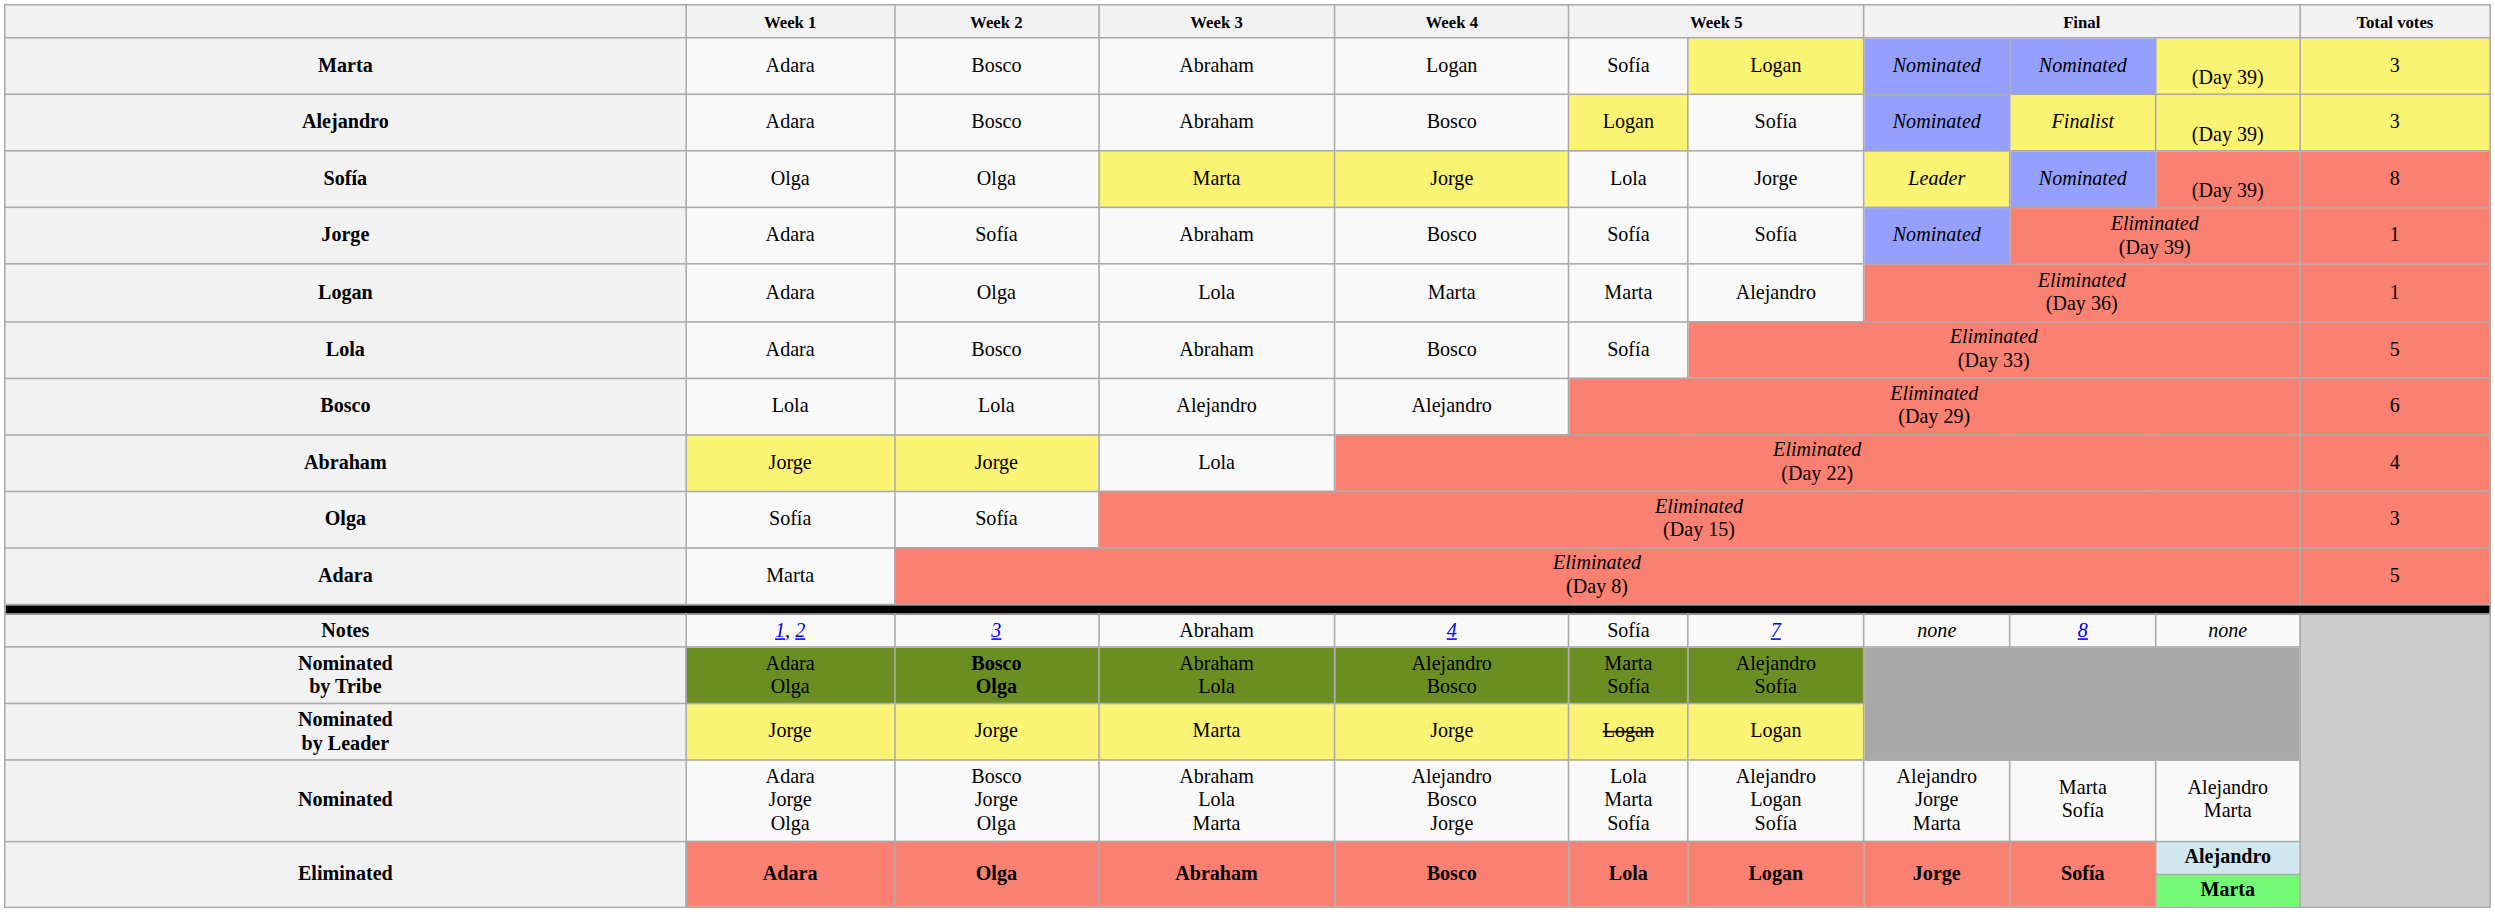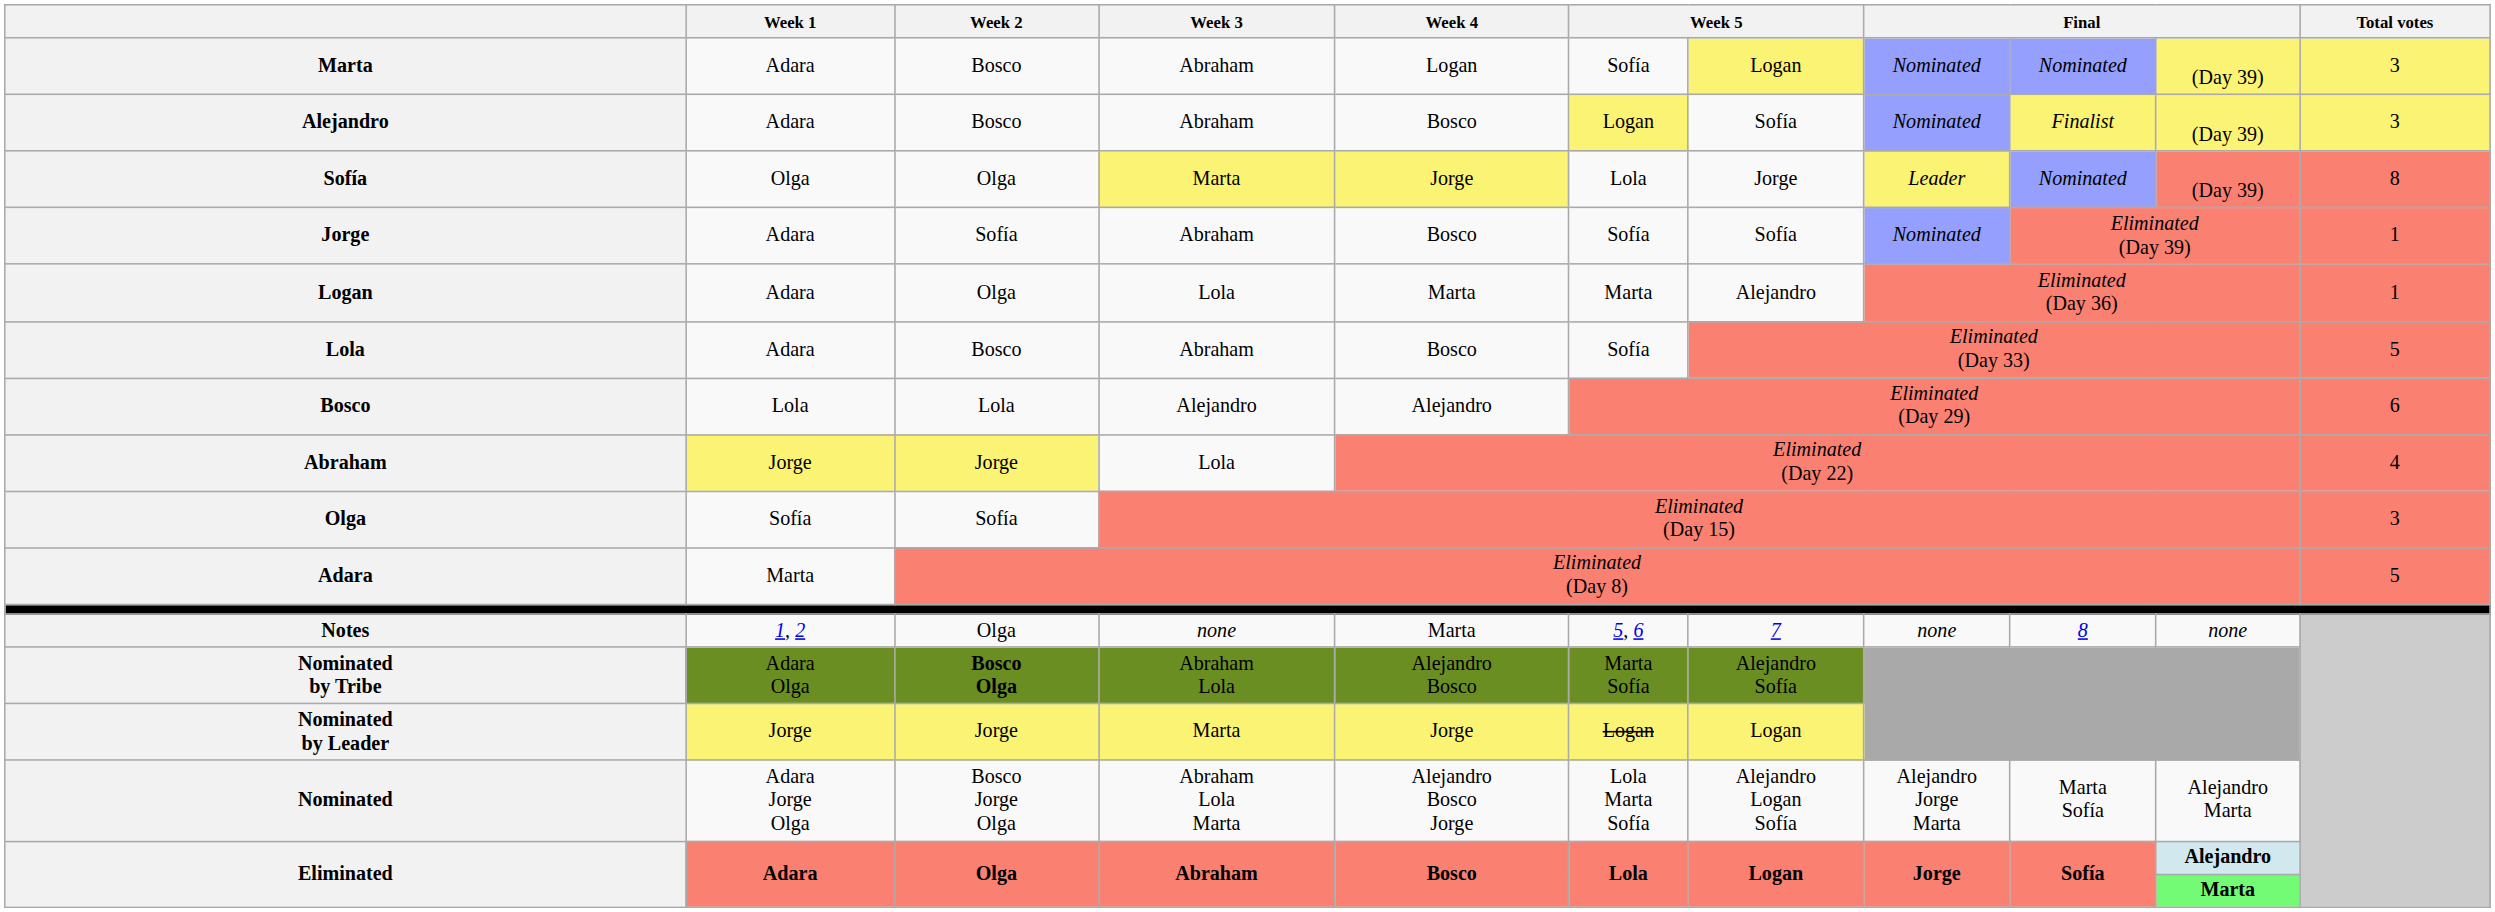(996, 630) 3 -> (996, 630) Olga
(1217, 630) Abraham -> (1217, 630) none
(1452, 630) 4 -> (1452, 630) Marta
(1628, 630) Sofía -> (1628, 630) 5, 6
